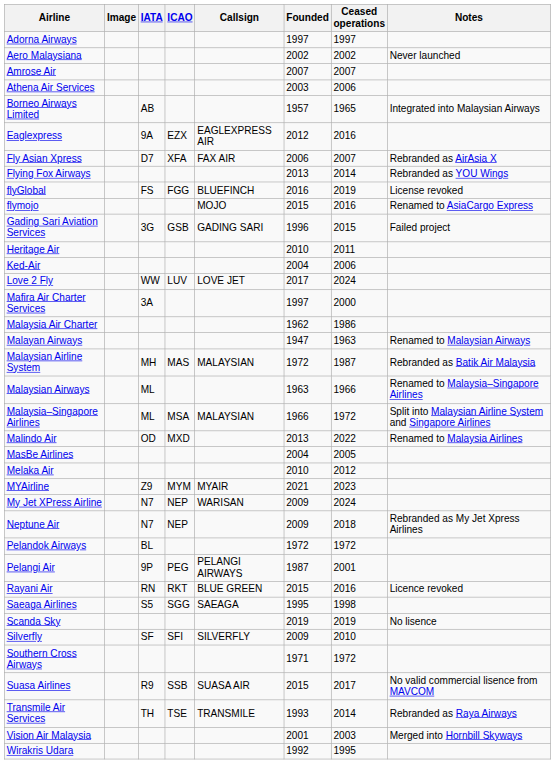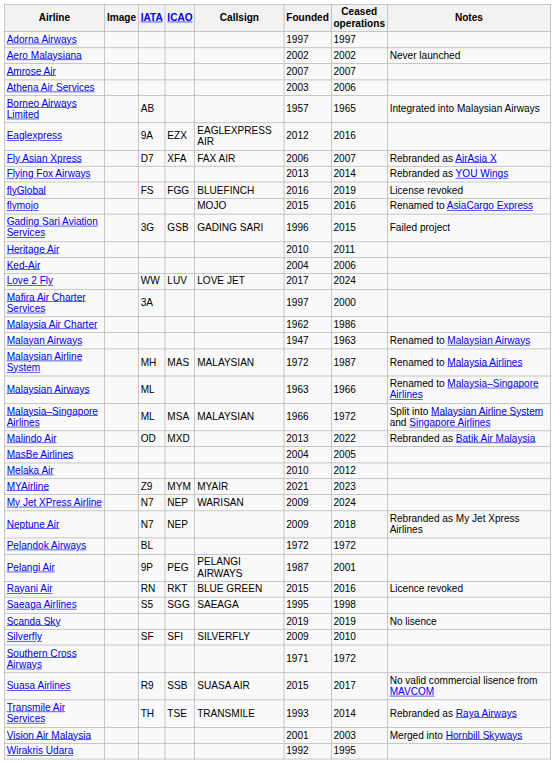(462, 362) Rebranded as Batik Air Malaysia -> (456, 362) Renamed to Malaysia Airlines
(456, 438) Renamed to Malaysia Airlines -> (462, 438) Rebranded as Batik Air Malaysia
